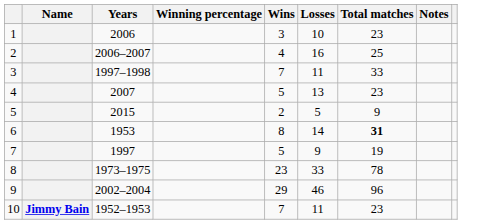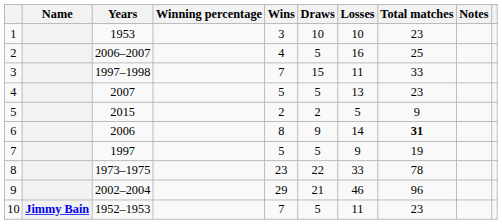+ column: (318, 14)
(123, 33) 2006 -> (123, 33) 1953
(123, 131) 1953 -> (123, 131) 2006
